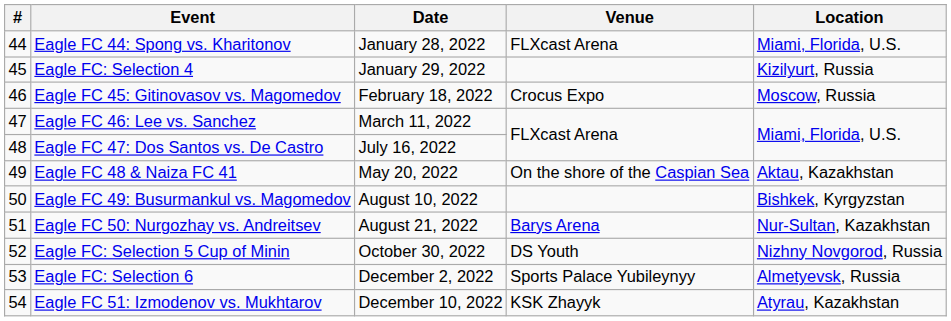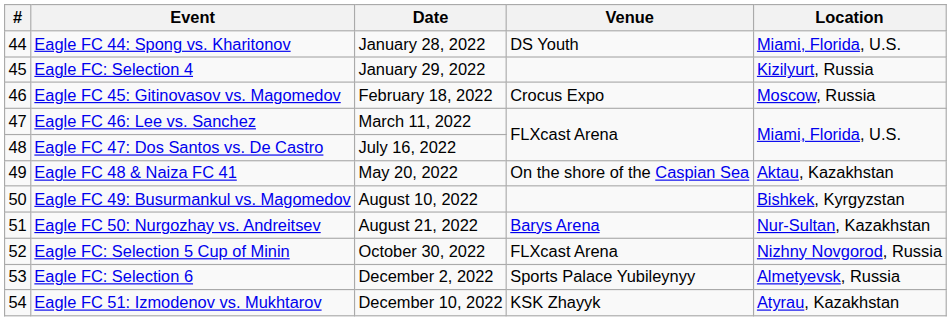(564, 44) FLXcast Arena -> (544, 44) DS Youth
(544, 251) DS Youth -> (564, 251) FLXcast Arena
